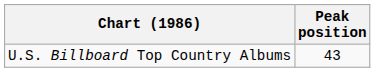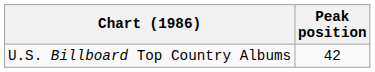(332, 56) 43 -> (332, 56) 42
